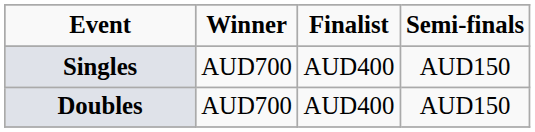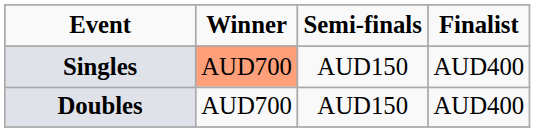columns swapped: (349, 25) <-> (465, 25)
(247, 66) no background -> (247, 66) lightsalmon background
